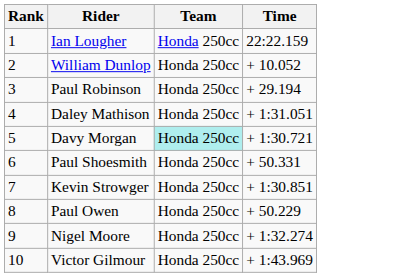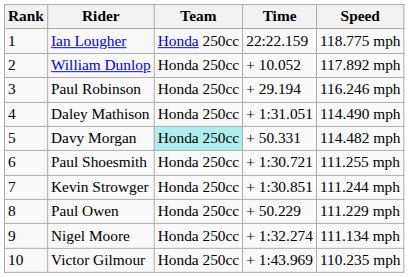+ column: (360, 16)
(280, 138) + 1:30.721 -> (274, 138) + 50.331
(274, 162) + 50.331 -> (280, 162) + 1:30.721
